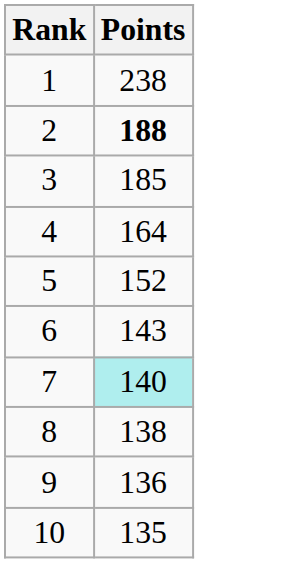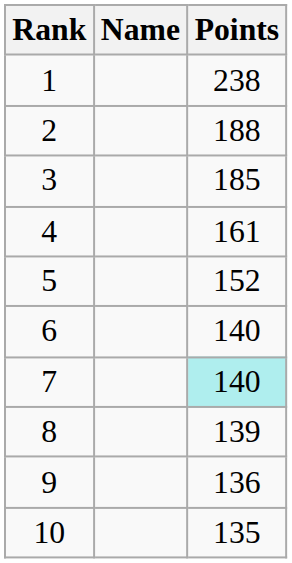+ column: (140, 29)
(143, 130) bold -> (237, 130) normal
(143, 230) 164 -> (237, 230) 161
(143, 331) 143 -> (237, 331) 140
(143, 431) 138 -> (237, 431) 139
